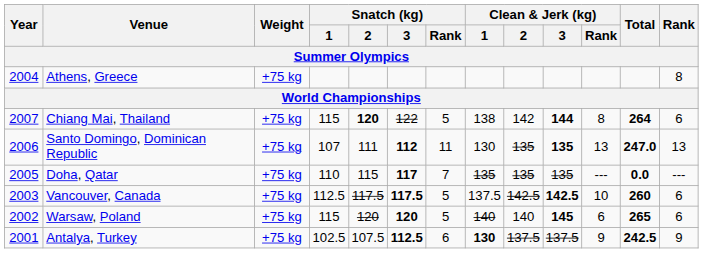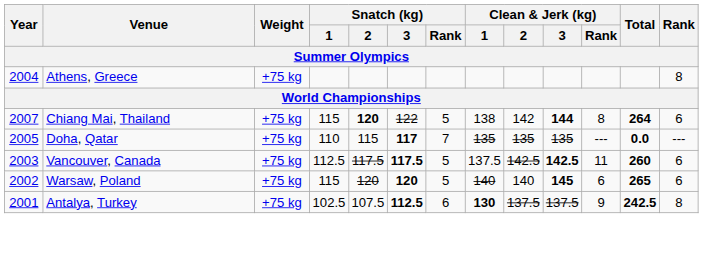- row: (126, 147)
(601, 196) 10 -> (601, 160) 11
(679, 237) 9 -> (679, 202) 8
